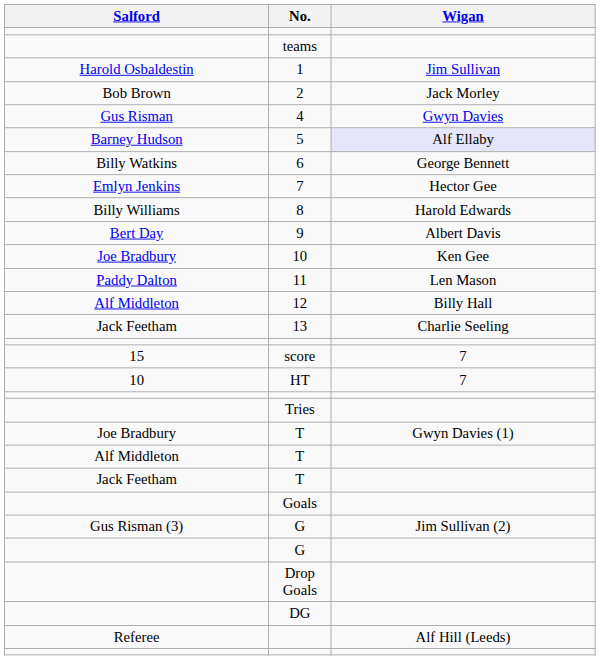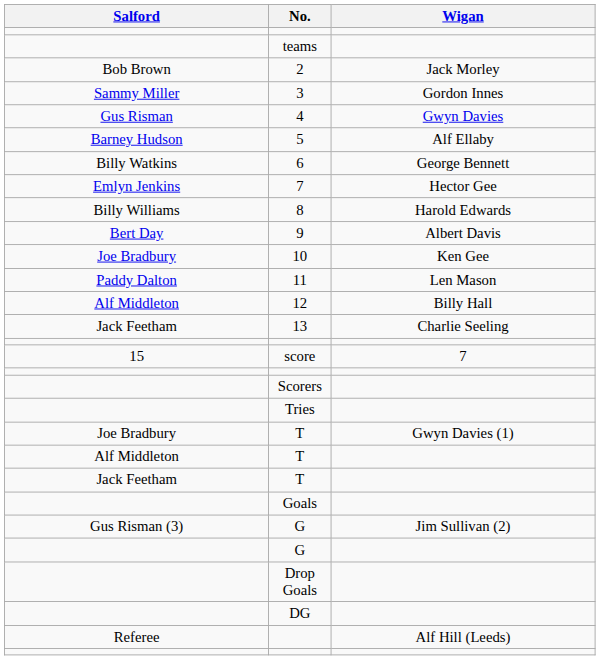- row: (137, 69)
+ row: (137, 92)
(463, 139) lavender background -> (463, 139) no background
- row: (137, 379)
+ row: (137, 387)
